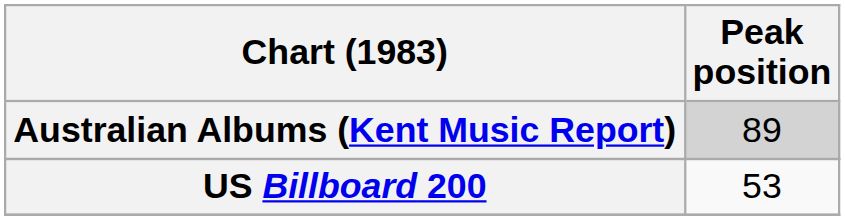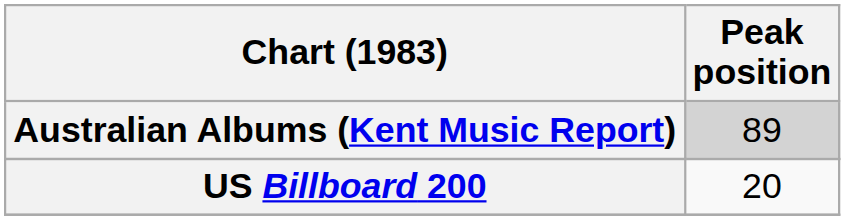(762, 186) 53 -> (762, 186) 20
